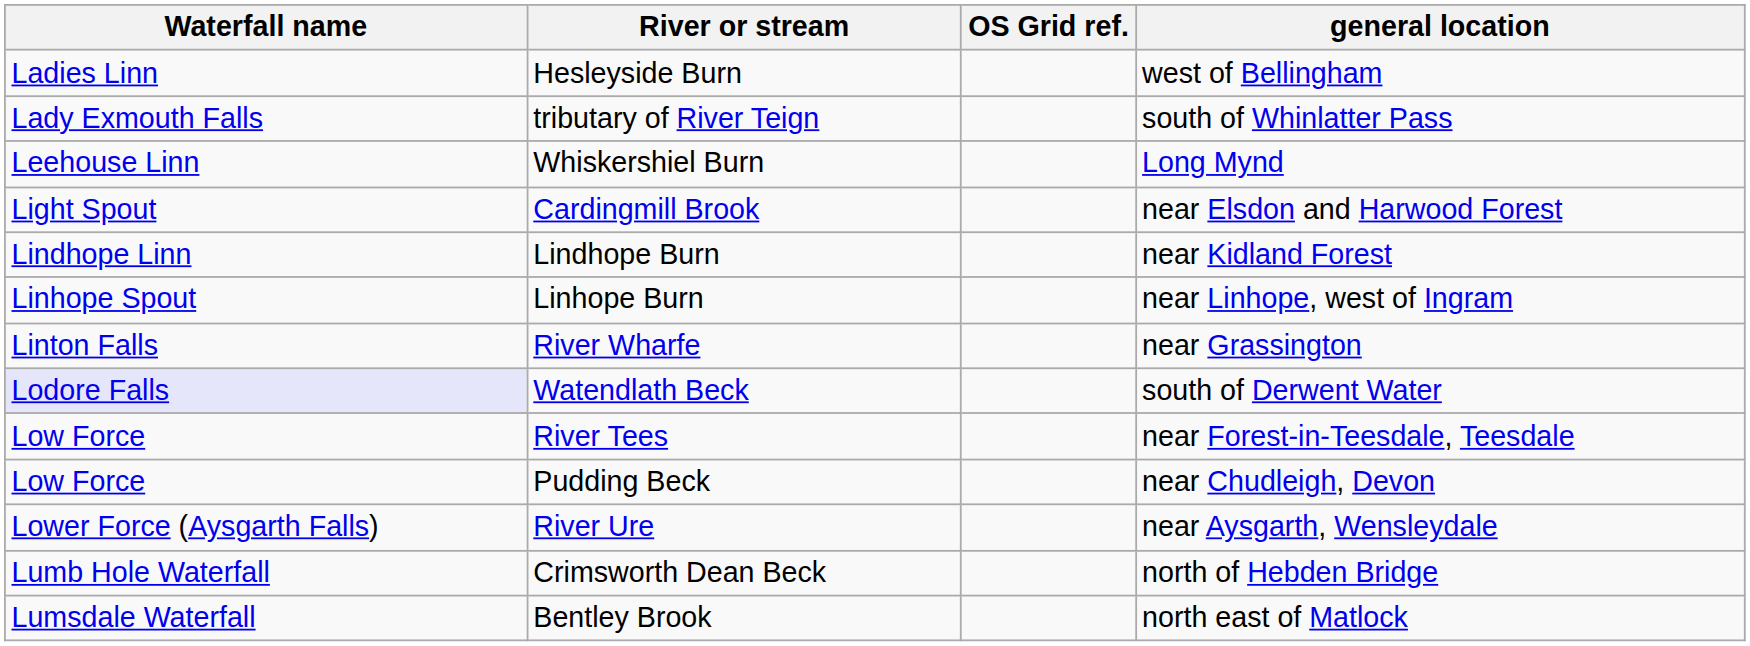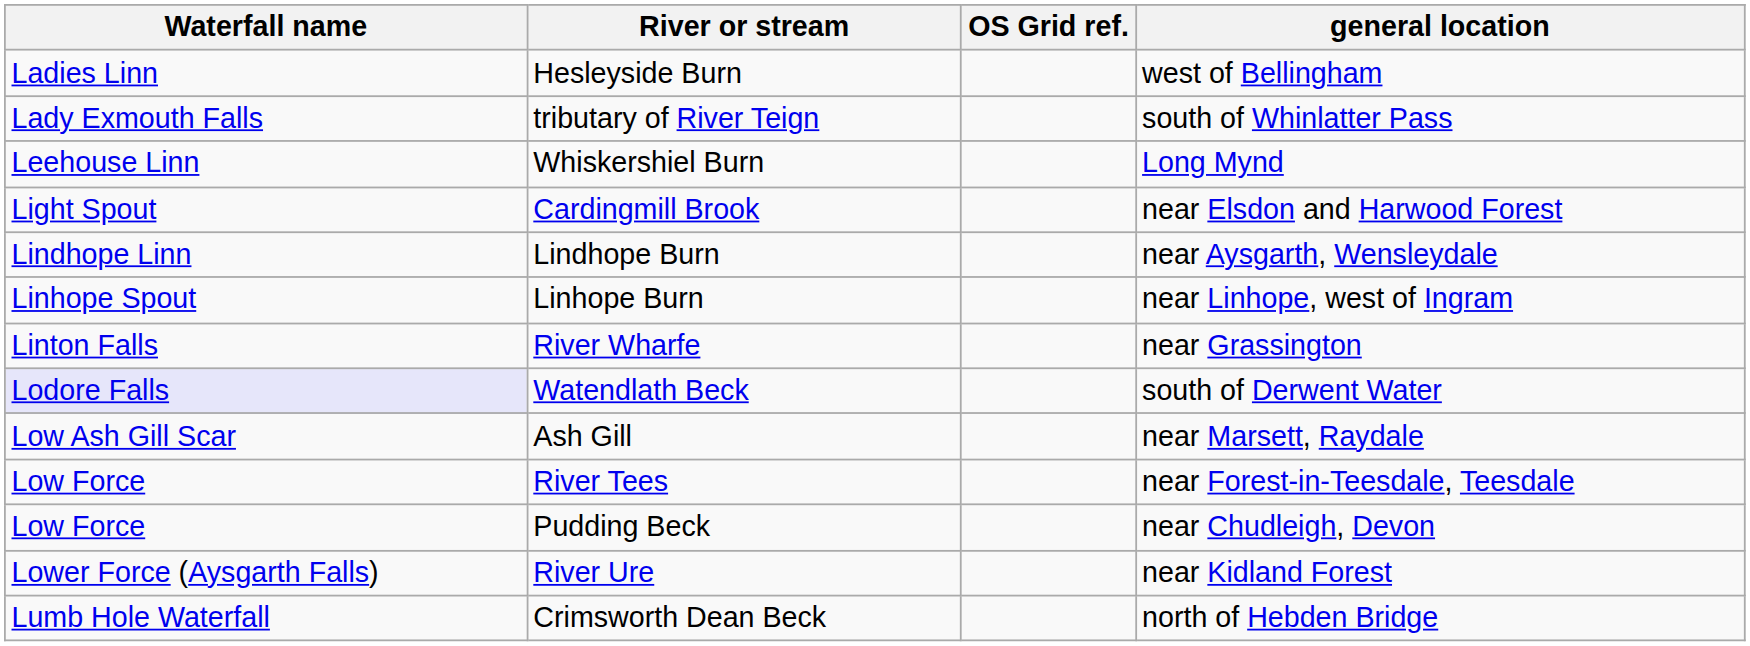(1267, 254) near Kidland Forest -> (1320, 254) near Aysgarth, Wensleydale
+ row: (583, 436)
(1320, 526) near Aysgarth, Wensleydale -> (1267, 572) near Kidland Forest
- row: (622, 617)
